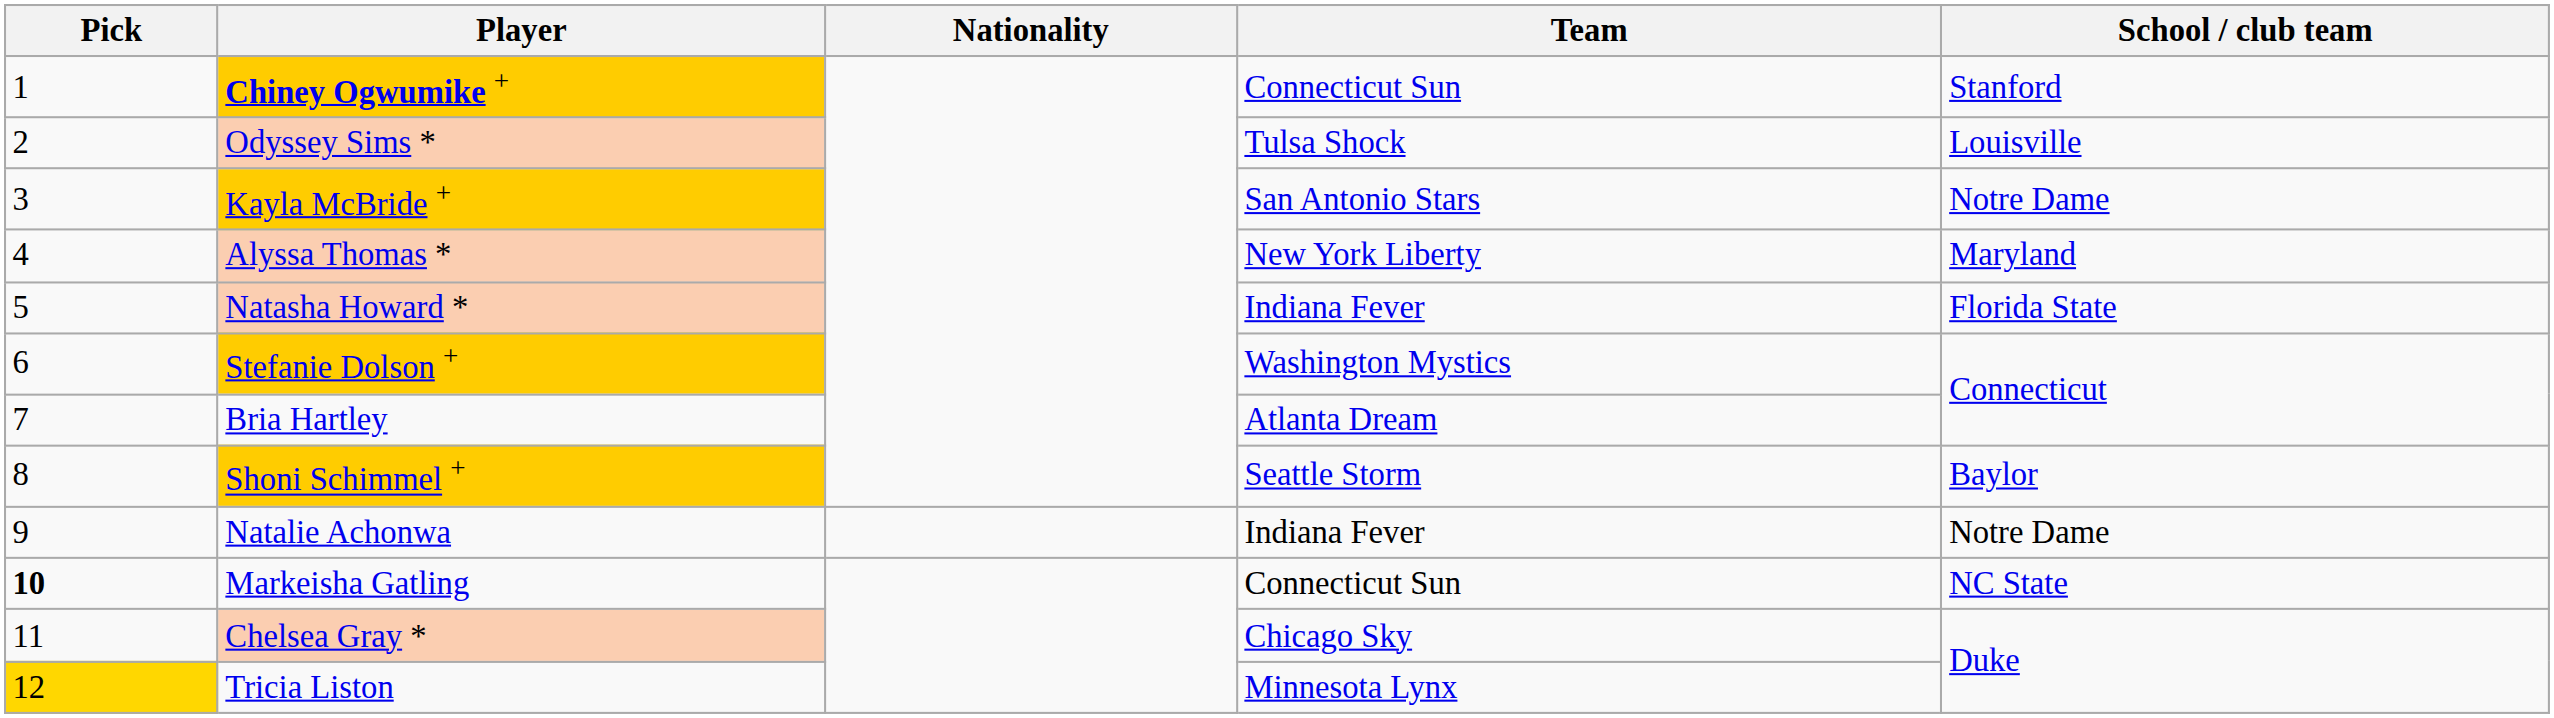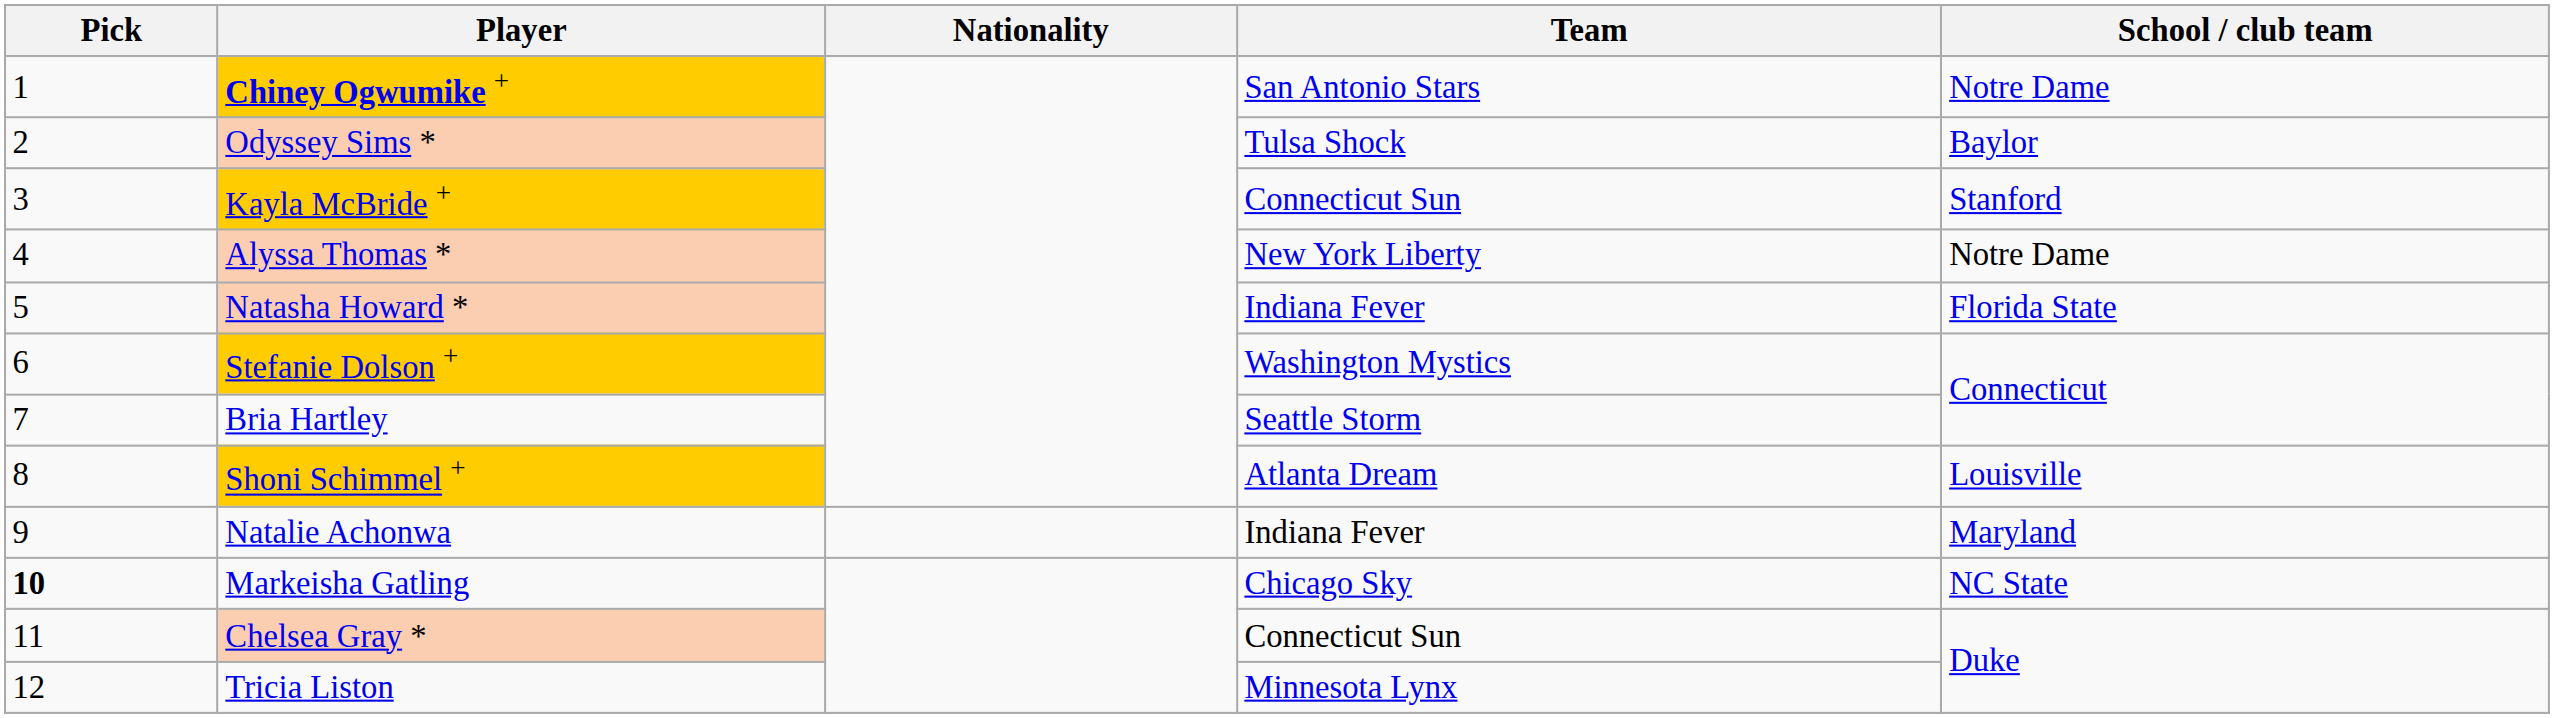(1353, 86) Connecticut Sun -> (1362, 86) San Antonio Stars
(2005, 86) Stanford -> (2029, 86) Notre Dame
(2015, 142) Louisville -> (1994, 142) Baylor
(1362, 198) San Antonio Stars -> (1353, 198) Connecticut Sun
(2029, 198) Notre Dame -> (2005, 198) Stanford
(2013, 255) Maryland -> (2029, 255) Notre Dame
(1341, 419) Atlanta Dream -> (1333, 419) Seattle Storm
(1333, 475) Seattle Storm -> (1341, 475) Atlanta Dream
(1994, 475) Baylor -> (2015, 475) Louisville
(2029, 531) Notre Dame -> (2013, 531) Maryland
(1353, 583) Connecticut Sun -> (1328, 583) Chicago Sky
(1328, 635) Chicago Sky -> (1353, 635) Connecticut Sun
(29, 686) gold background -> (29, 686) no background
